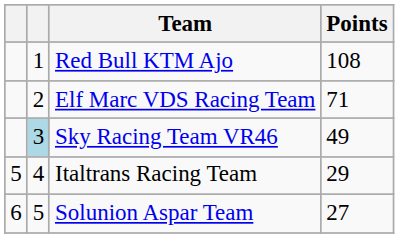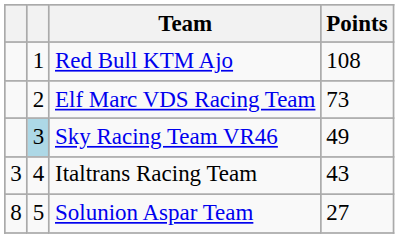(338, 98) 71 -> (338, 98) 73
(16, 174) 5 -> (16, 174) 3
(338, 174) 29 -> (338, 174) 43
(16, 212) 6 -> (16, 212) 8
